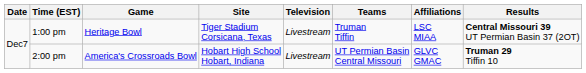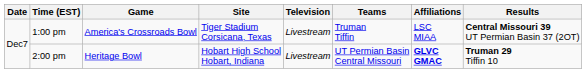(113, 32) Heritage Bowl -> (141, 32) America's Crossroads Bowl
(141, 56) America's Crossroads Bowl -> (113, 56) Heritage Bowl
(427, 56) normal -> (428, 56) bold
